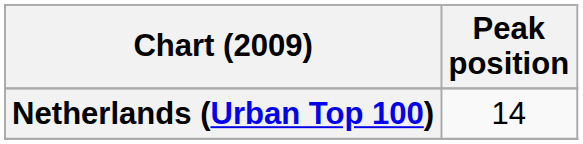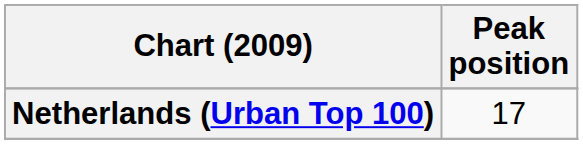(509, 113) 14 -> (509, 113) 17
